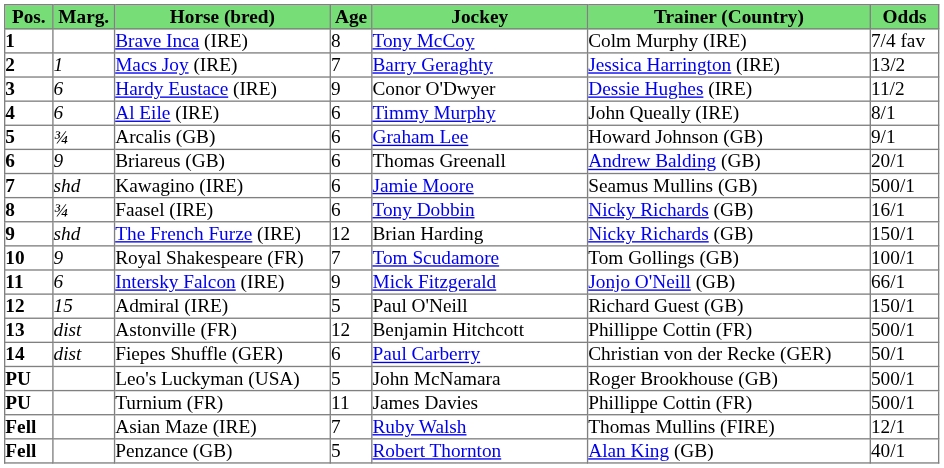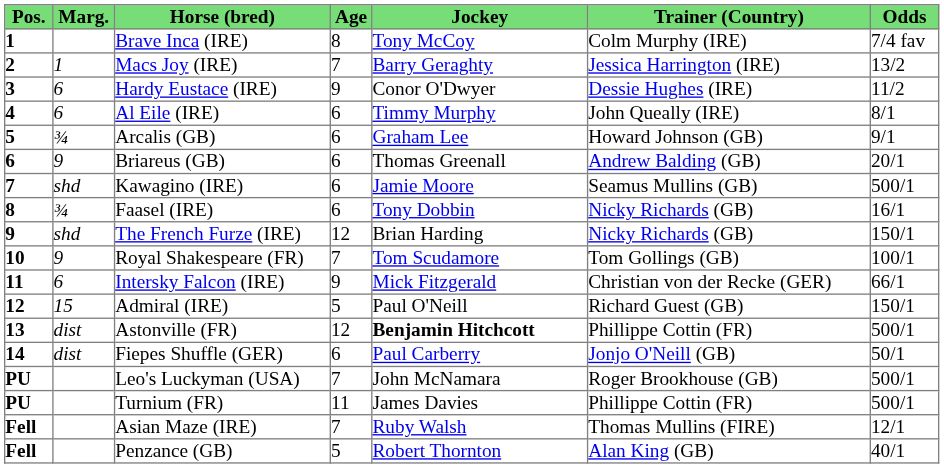(662, 281) Jonjo O'Neill (GB) -> (710, 281) Christian von der Recke (GER)
(448, 330) normal -> (454, 330) bold
(710, 354) Christian von der Recke (GER) -> (662, 354) Jonjo O'Neill (GB)
(336, 378) 5 -> (336, 378) 7
